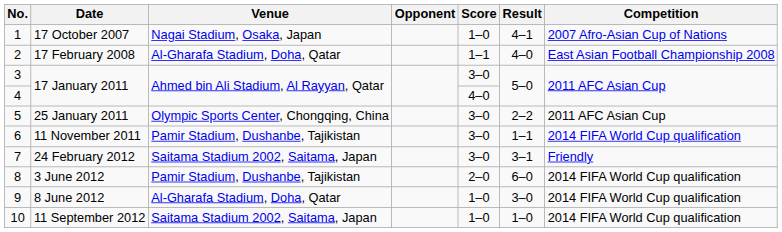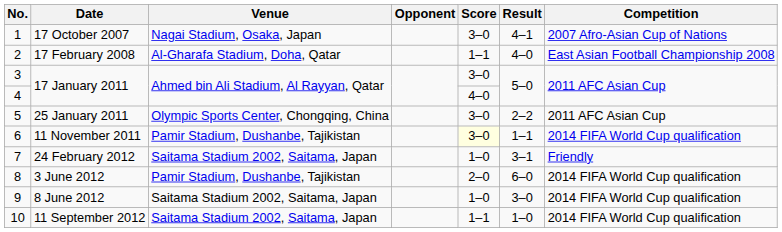(479, 34) 1–0 -> (479, 34) 3–0
(479, 136) no background -> (479, 136) lightyellow background
(479, 156) 3–0 -> (479, 156) 1–0
(246, 197) Al-Gharafa Stadium, Doha, Qatar -> (264, 197) Saitama Stadium 2002, Saitama, Japan
(479, 217) 1–0 -> (479, 217) 1–1
